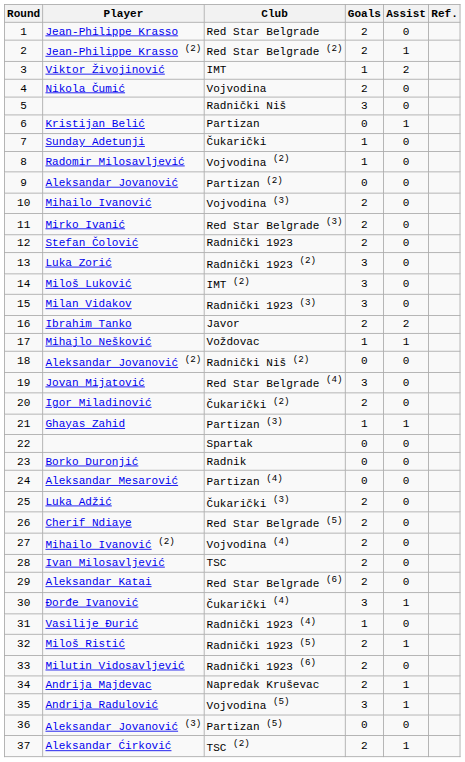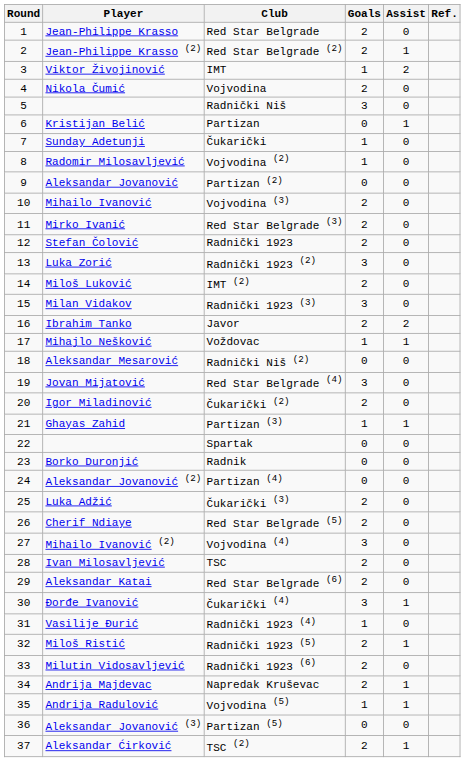(364, 284) 3 -> (364, 284) 2
(123, 362) Aleksandar Jovanović (2) -> (112, 362) Aleksandar Mesarović
(112, 481) Aleksandar Mesarović -> (123, 481) Aleksandar Jovanović (2)
(364, 544) 2 -> (364, 544) 3
(364, 705) 3 -> (364, 705) 1
